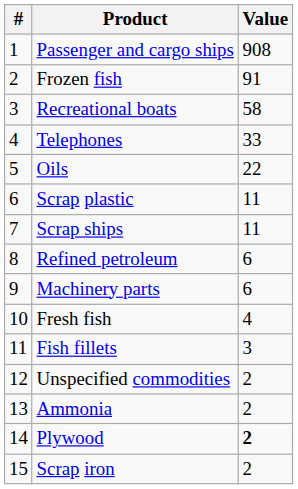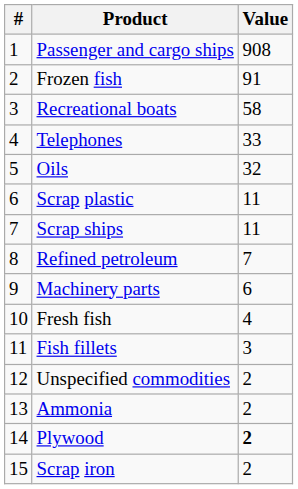(252, 169) 22 -> (252, 169) 32
(247, 259) 6 -> (247, 259) 7
